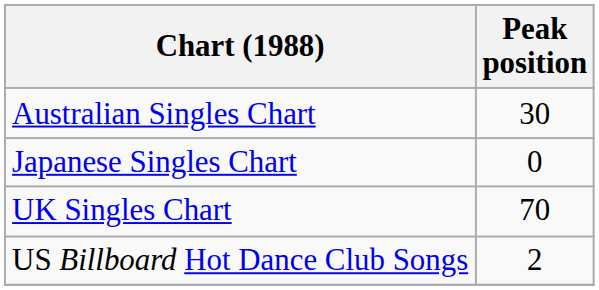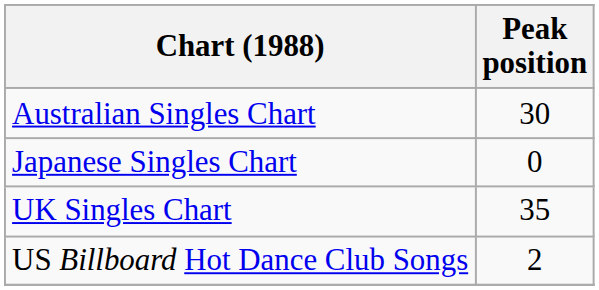(535, 210) 70 -> (535, 210) 35
